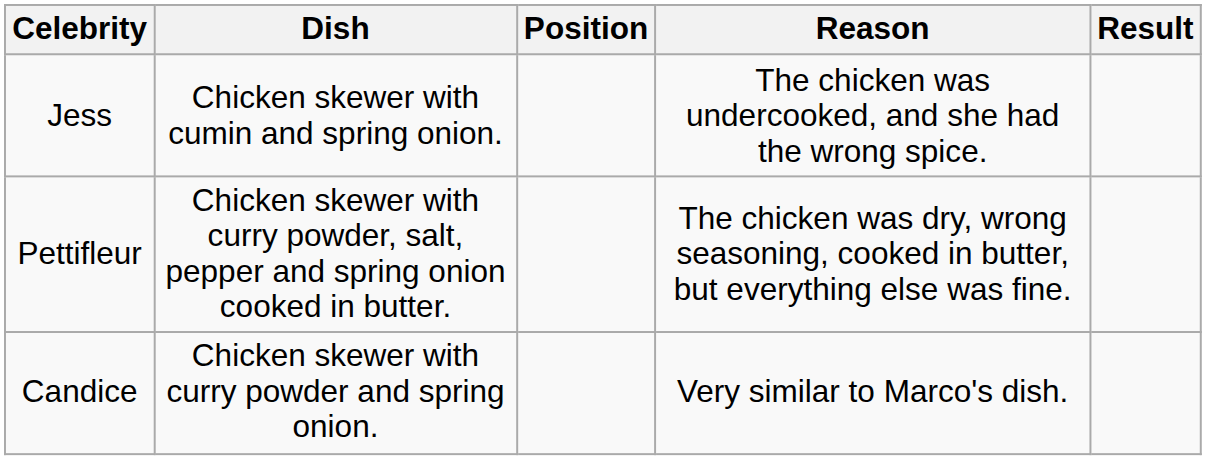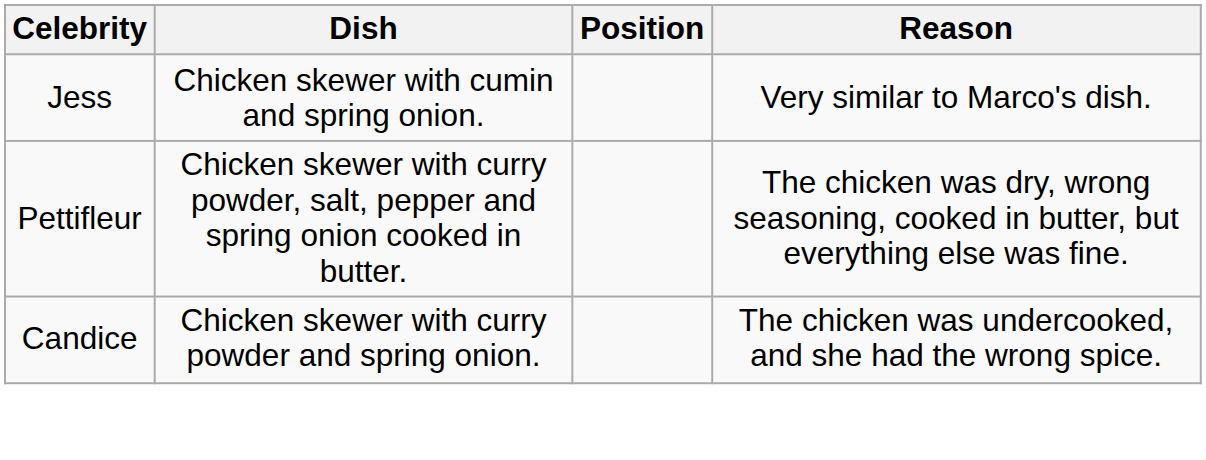- column: (1145, 29)
(873, 114) The chicken was undercooked, and she had the wrong spice. -> (956, 97) Very similar to Marco's dish.
(873, 392) Very similar to Marco's dish. -> (956, 339) The chicken was undercooked, and she had the wrong spice.
